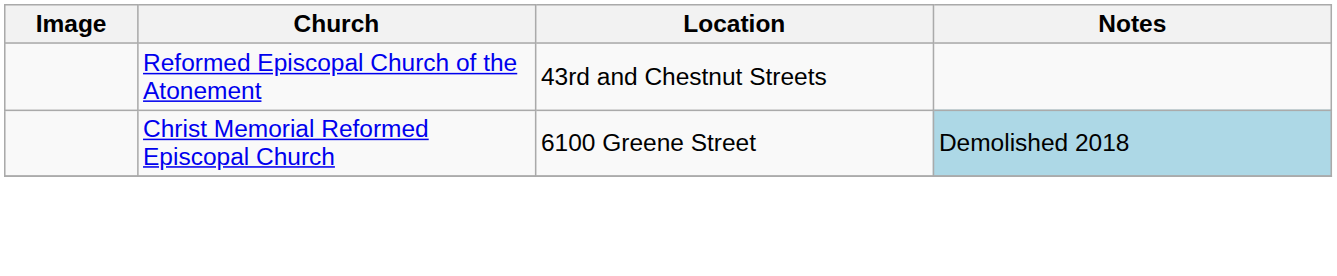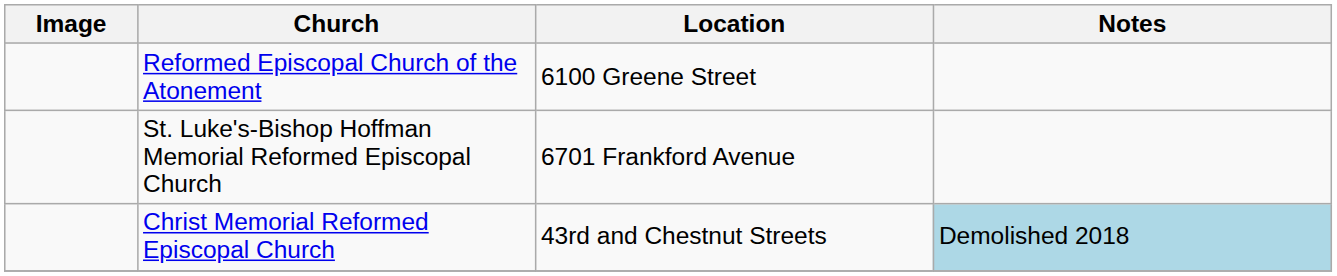(684, 76) 43rd and Chestnut Streets -> (649, 76) 6100 Greene Street
+ row: (307, 156)
(649, 142) 6100 Greene Street -> (684, 236) 43rd and Chestnut Streets
